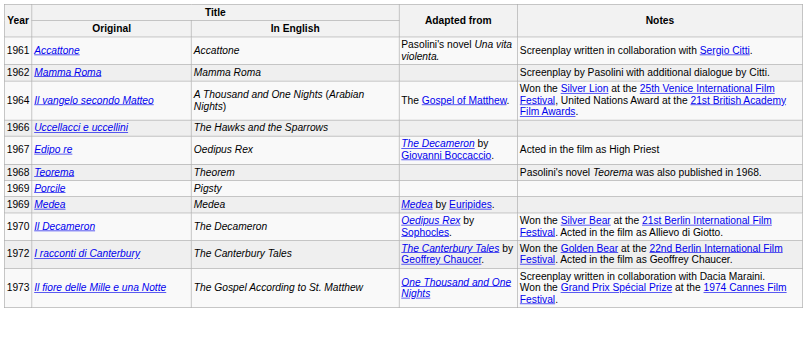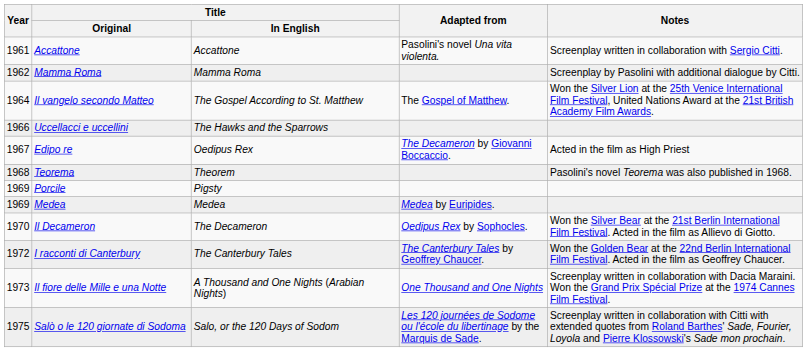(279, 100) A Thousand and One Nights (Arabian Nights) -> (278, 100) The Gospel According to St. Matthew
(278, 288) The Gospel According to St. Matthew -> (279, 288) A Thousand and One Nights (Arabian Nights)
+ row: (110, 327)
